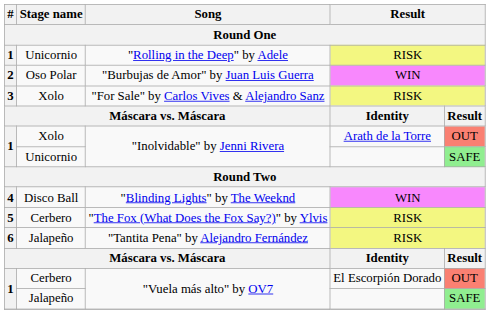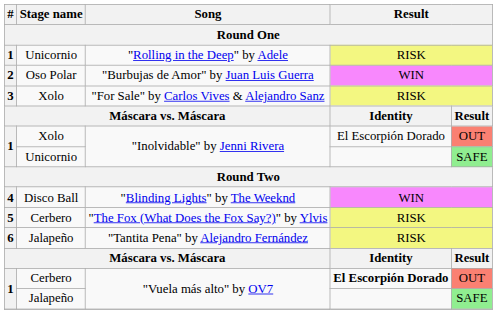(387, 136) Arath de la Torre -> (391, 136) El Escorpión Dorado
(387, 278) normal -> (391, 278) bold
